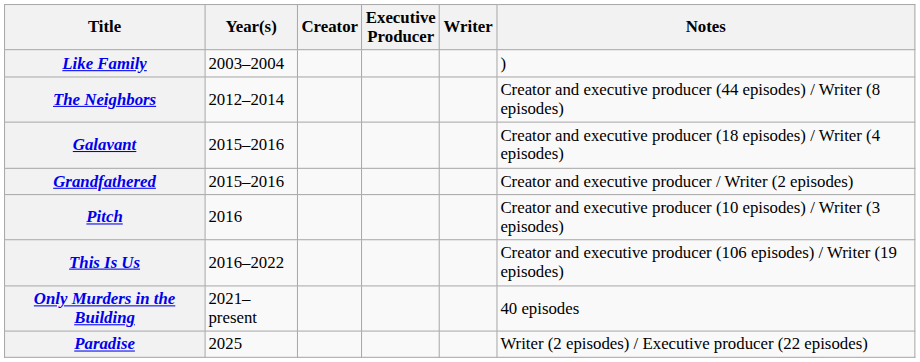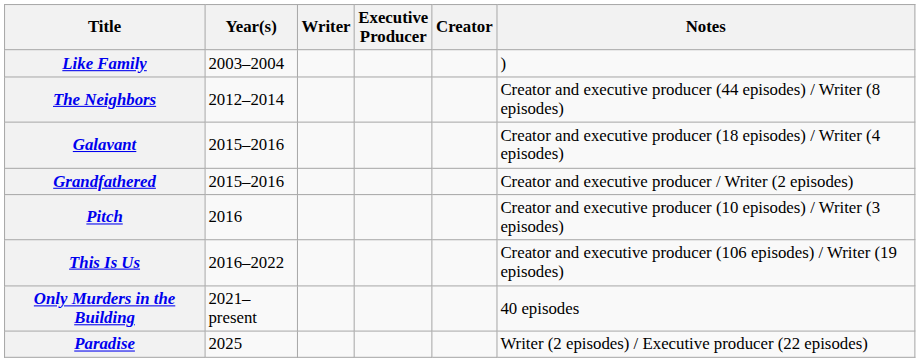columns swapped: (468, 27) <-> (330, 27)
